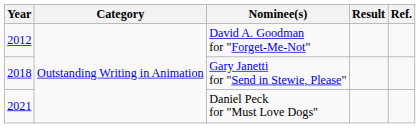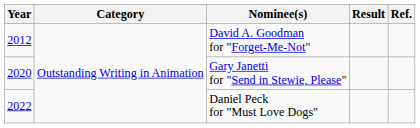(19, 73) 2018 -> (19, 73) 2020
(19, 106) 2021 -> (19, 106) 2022
